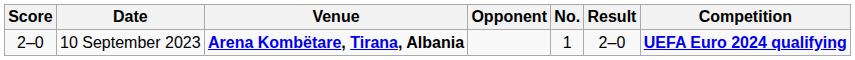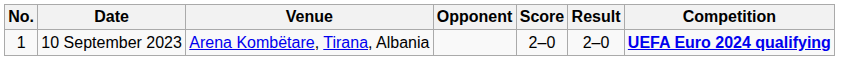columns swapped: (567, 17) <-> (30, 17)
(336, 42) bold -> (309, 42) normal
